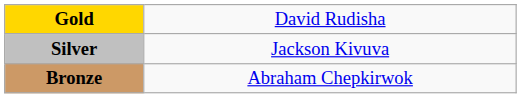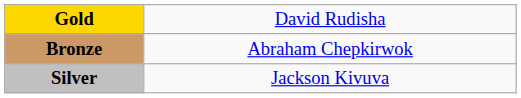rows swapped: (74, 48) <-> (74, 78)
